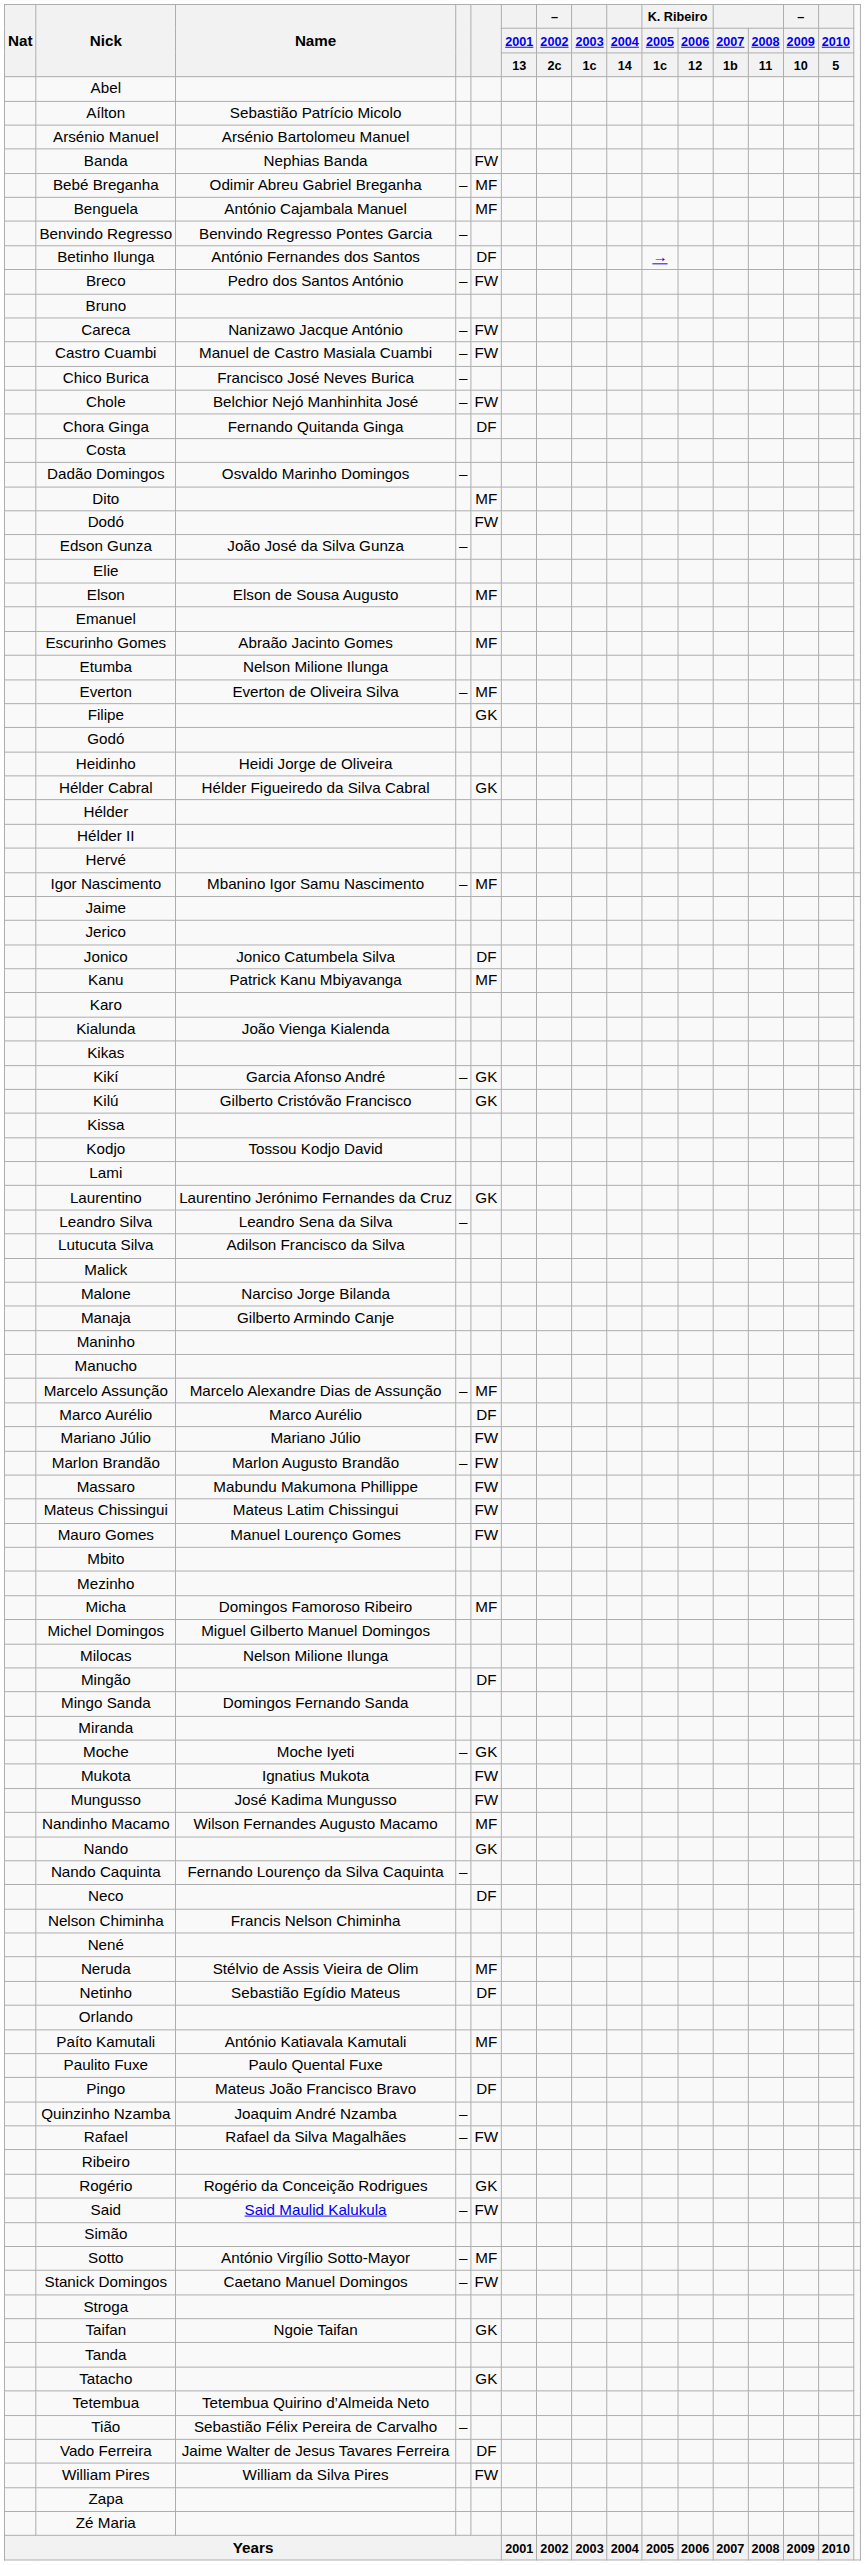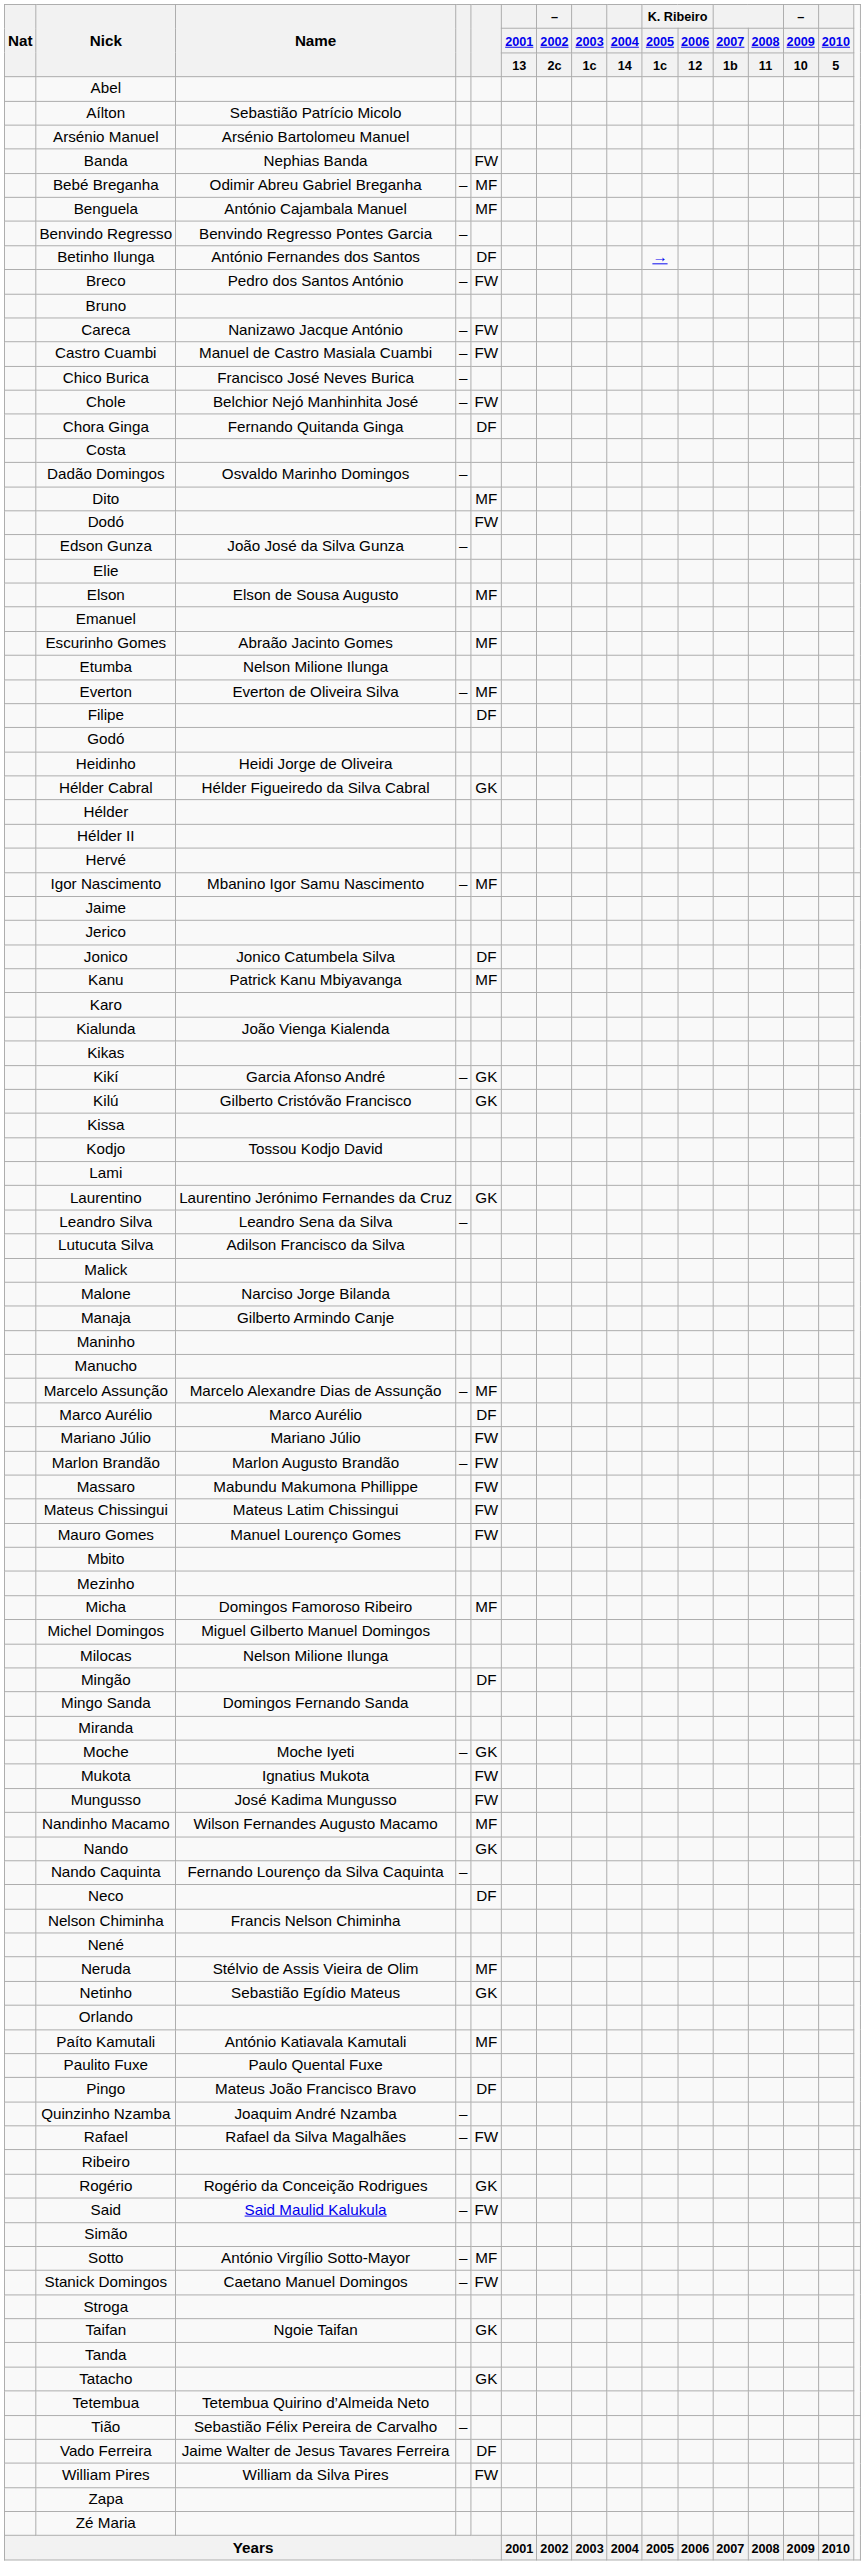(486, 715) GK -> (486, 715) DF
(486, 1993) DF -> (486, 1993) GK
